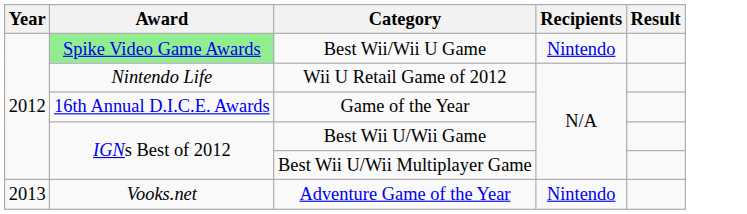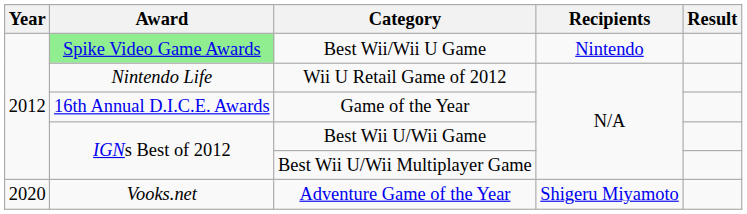(27, 194) 2013 -> (27, 194) 2020
(581, 194) Nintendo -> (610, 194) Shigeru Miyamoto
